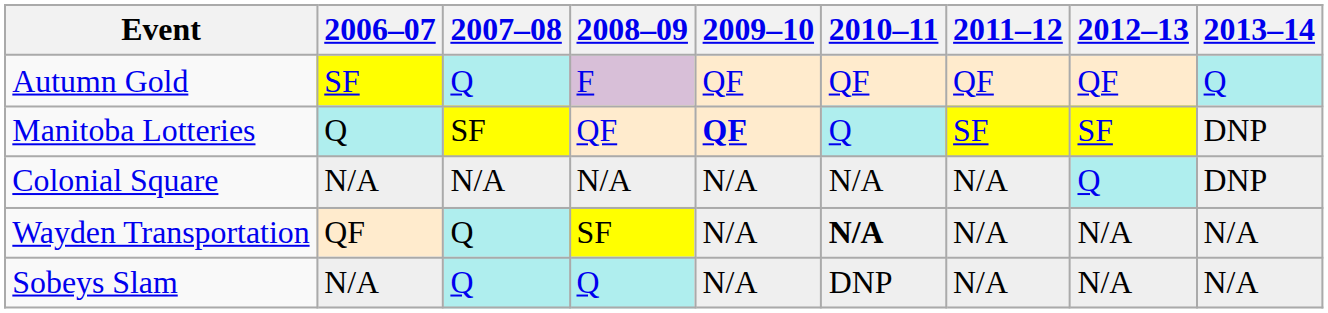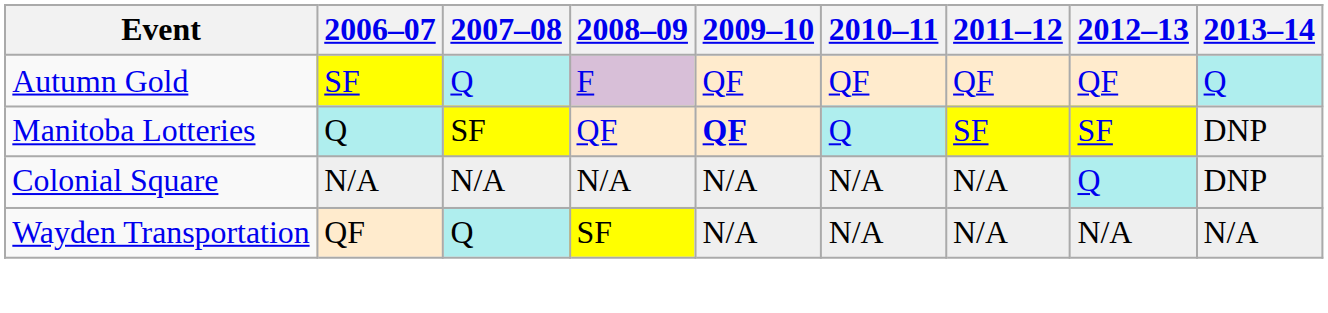(856, 231) bold -> (856, 231) normal
- row: (95, 282)
